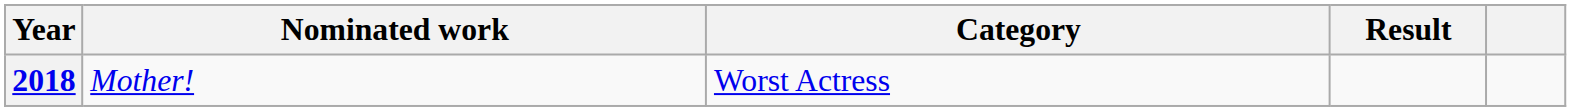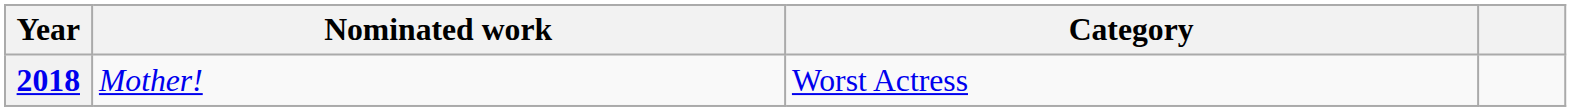- column: (1408, 29)
